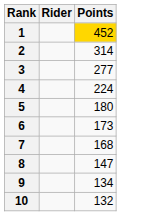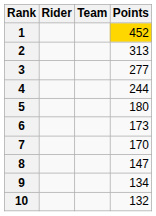+ column: (92, 13)
(104, 51) 314 -> (139, 51) 313
(104, 88) 224 -> (139, 88) 244
(104, 145) 168 -> (139, 145) 170
